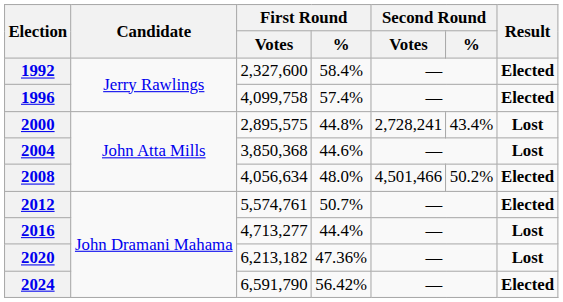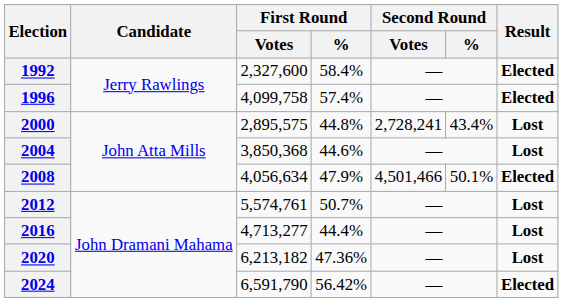(341, 177) 48.0% -> (341, 177) 47.9%
(472, 177) 50.2% -> (472, 177) 50.1%
(528, 204) Elected -> (528, 204) Lost
